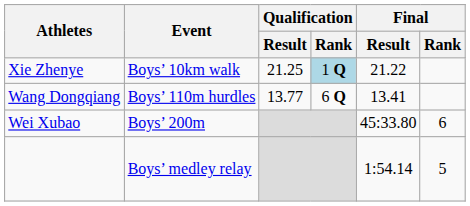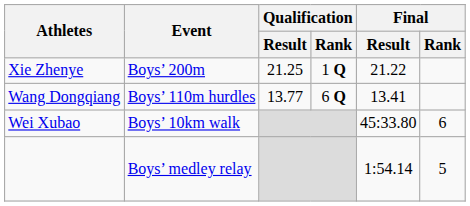(184, 70) Boys’ 10km walk -> (166, 70) Boys’ 200m
(334, 70) lightblue background -> (334, 70) no background
(166, 123) Boys’ 200m -> (184, 123) Boys’ 10km walk
